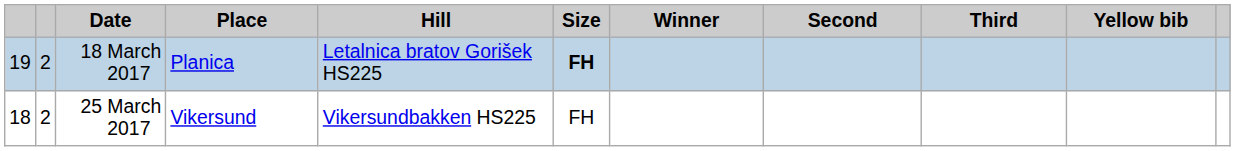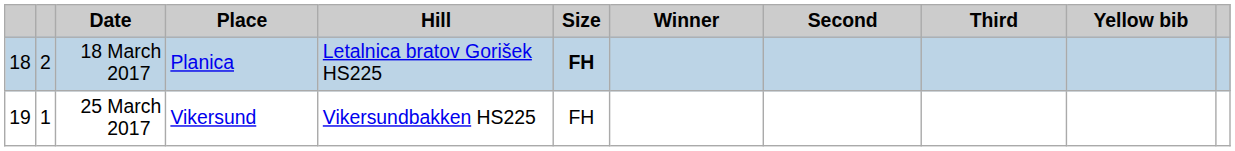(20, 63) 19 -> (20, 63) 18
(20, 117) 18 -> (20, 117) 19
(45, 117) 2 -> (45, 117) 1
